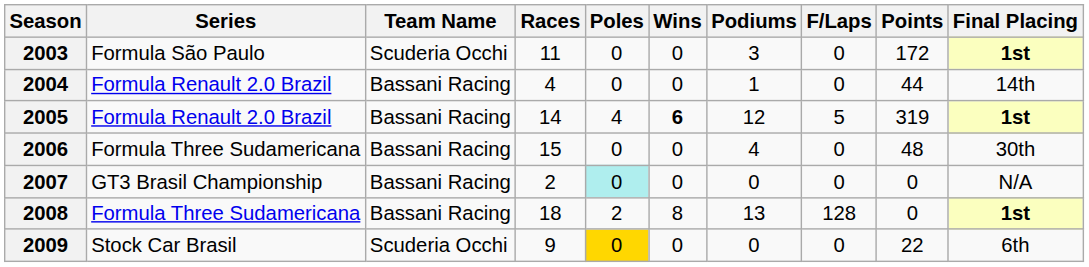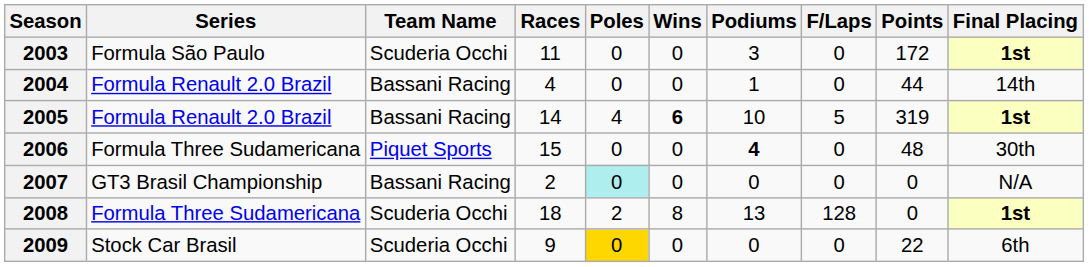(754, 117) 12 -> (754, 117) 10
(440, 149) Bassani Racing -> (431, 149) Piquet Sports
(754, 149) normal -> (754, 149) bold
(440, 214) Bassani Racing -> (439, 214) Scuderia Occhi
